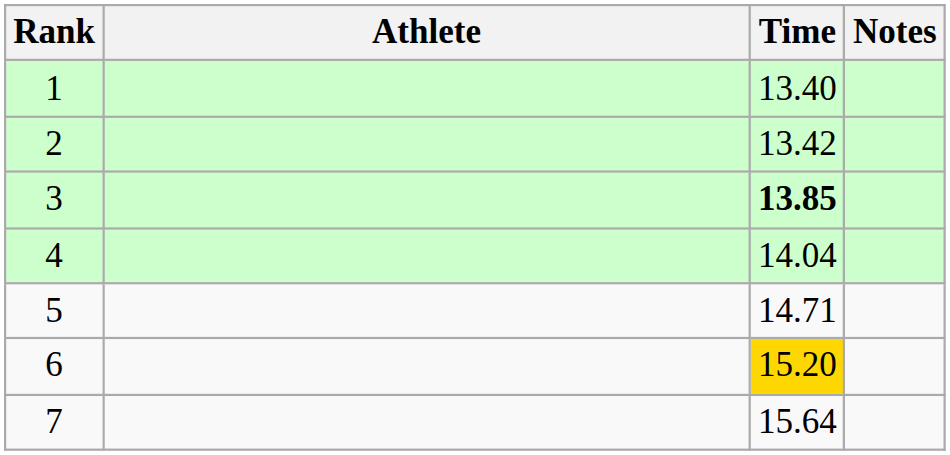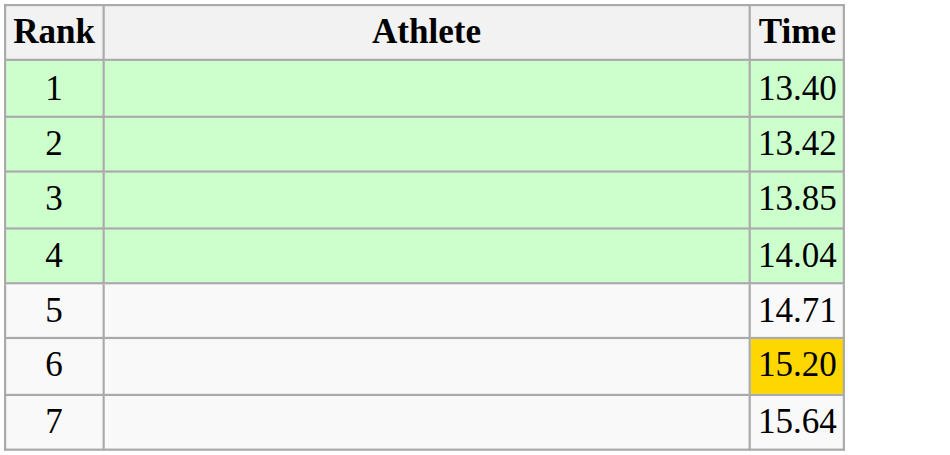- column: (895, 32)
(797, 198) bold -> (797, 198) normal
